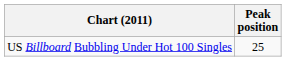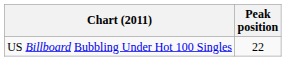(258, 46) 25 -> (258, 46) 22
